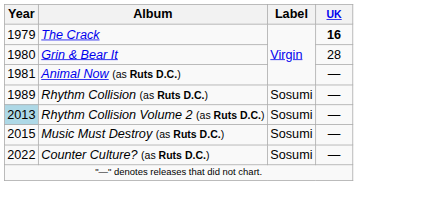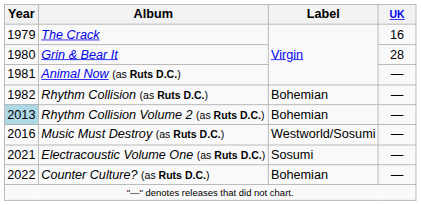(334, 34) bold -> (397, 34) normal
(21, 94) 1989 -> (21, 94) 1982
(291, 94) Sosumi -> (300, 94) Bohemian
(291, 114) Sosumi -> (300, 114) Bohemian
(21, 134) 2015 -> (21, 134) 2016
(291, 134) Sosumi -> (323, 134) Westworld/Sosumi
+ row: (153, 154)
(291, 154) Sosumi -> (300, 174) Bohemian
